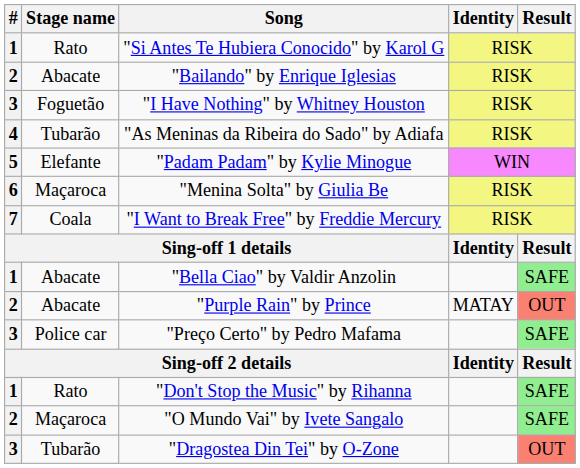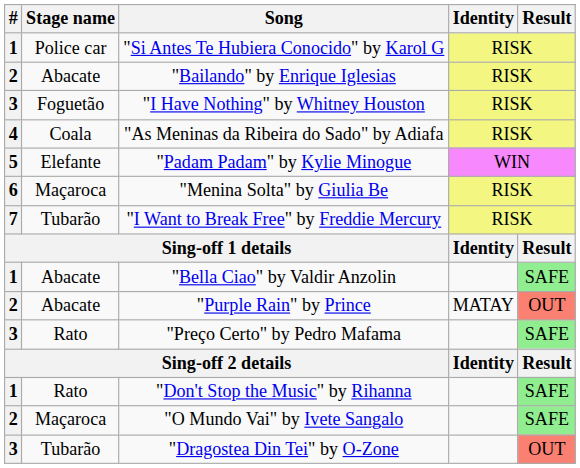(71, 47) Rato -> (71, 47) Police car
(71, 133) Tubarão -> (71, 133) Coala
(71, 219) Coala -> (71, 219) Tubarão
(71, 334) Police car -> (71, 334) Rato
